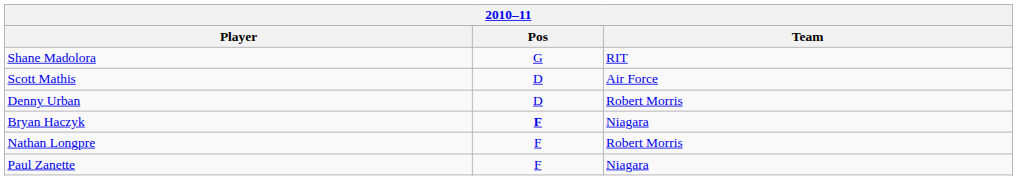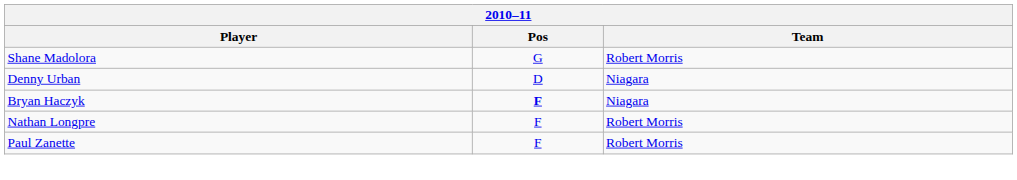(617, 57) RIT -> (644, 57) Robert Morris
- row: (42, 79)
(644, 100) Robert Morris -> (627, 79) Niagara
(627, 164) Niagara -> (644, 143) Robert Morris
